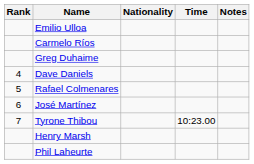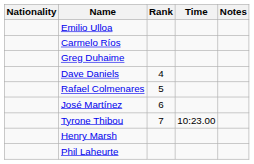columns swapped: (18, 12) <-> (148, 12)
